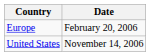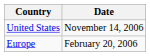rows swapped: (21, 28) <-> (33, 43)
